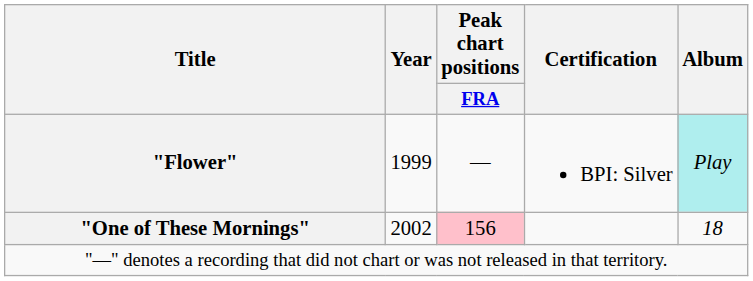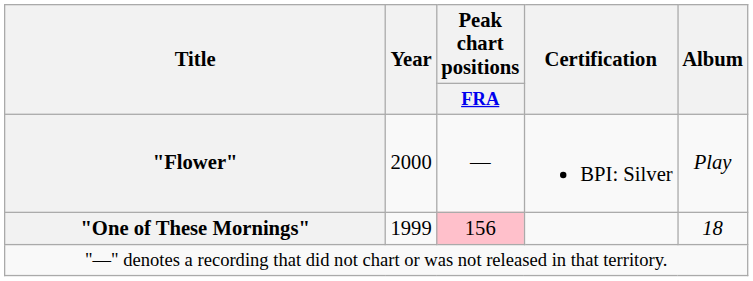(411, 162) 1999 -> (411, 162) 2000
(713, 162) paleturquoise background -> (713, 162) no background
(411, 227) 2002 -> (411, 227) 1999
